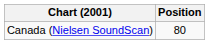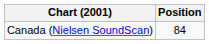(180, 30) 80 -> (180, 30) 84
